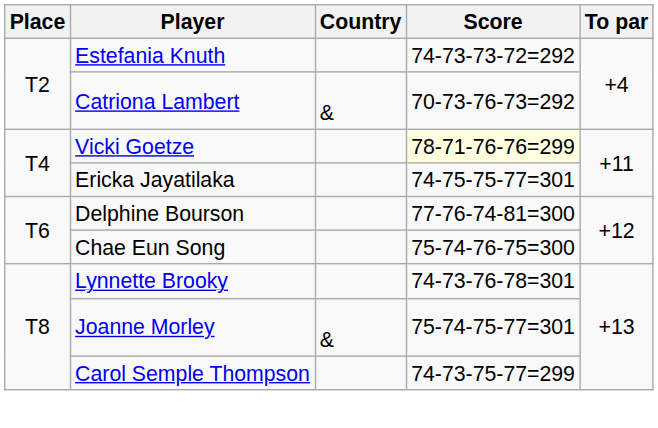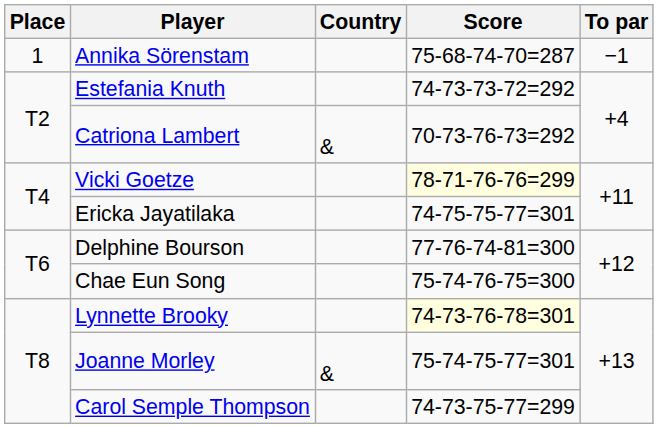+ row: (162, 55)
(493, 281) no background -> (493, 315) lightyellow background
